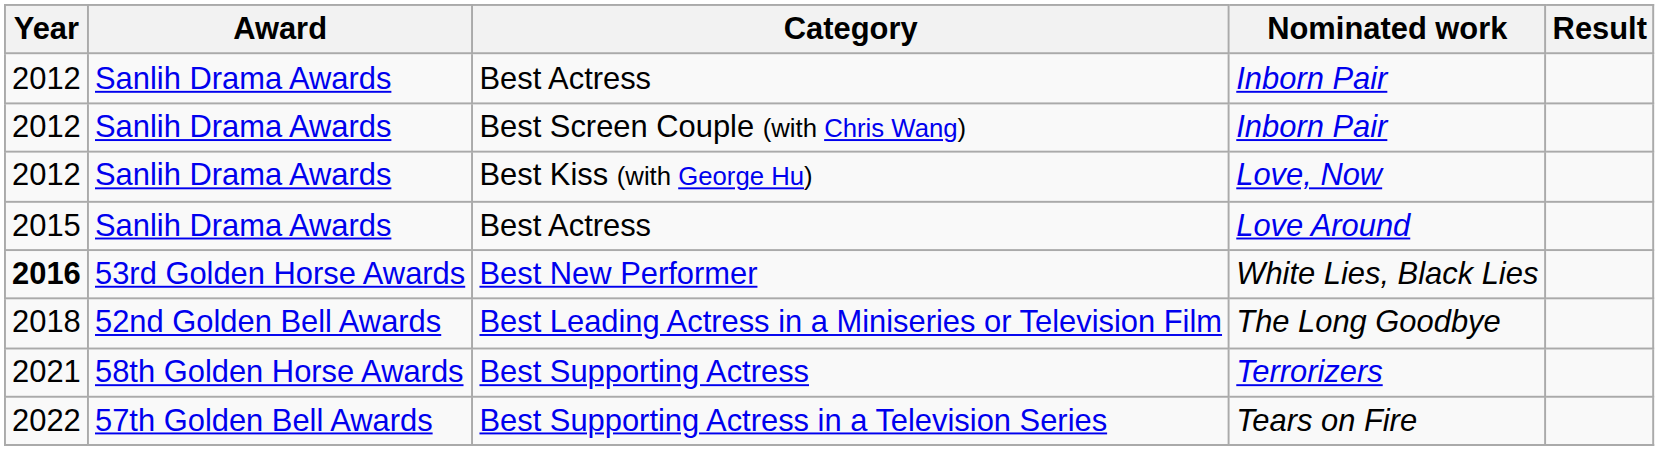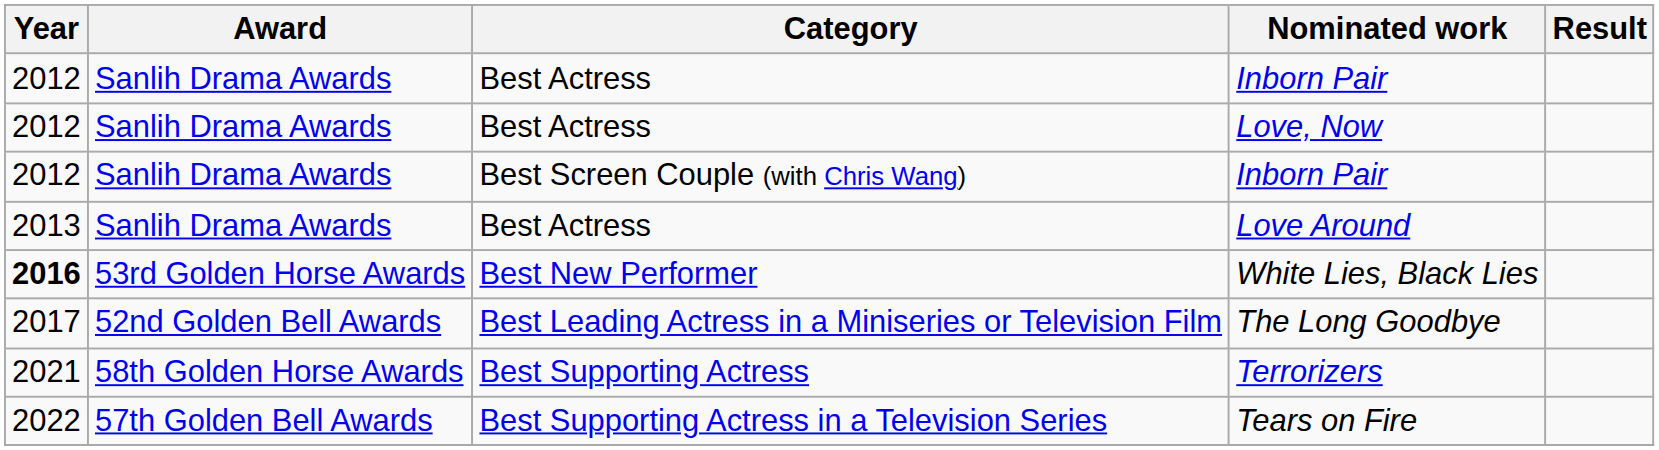+ row: (565, 126)
- row: (646, 175)
(46, 224) 2015 -> (46, 224) 2013
(46, 322) 2018 -> (46, 322) 2017
